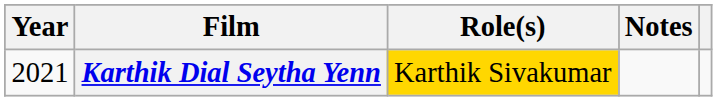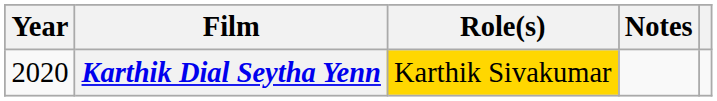(40, 72) 2021 -> (40, 72) 2020
